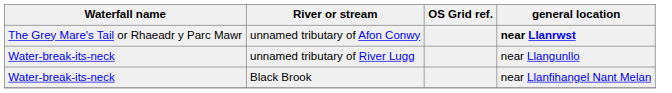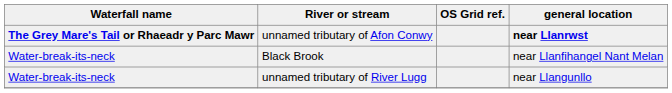(125, 35) normal -> (131, 35) bold
rows swapped: (332, 56) <-> (281, 77)
